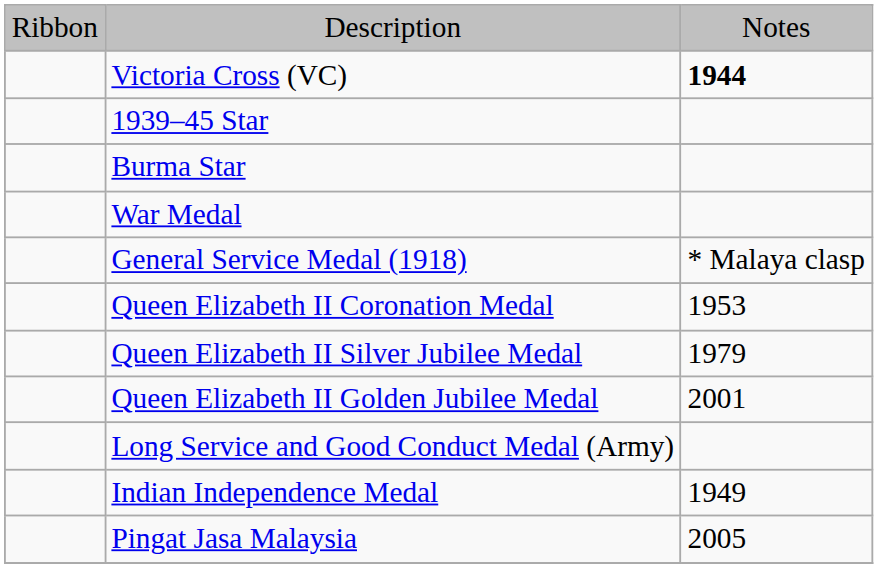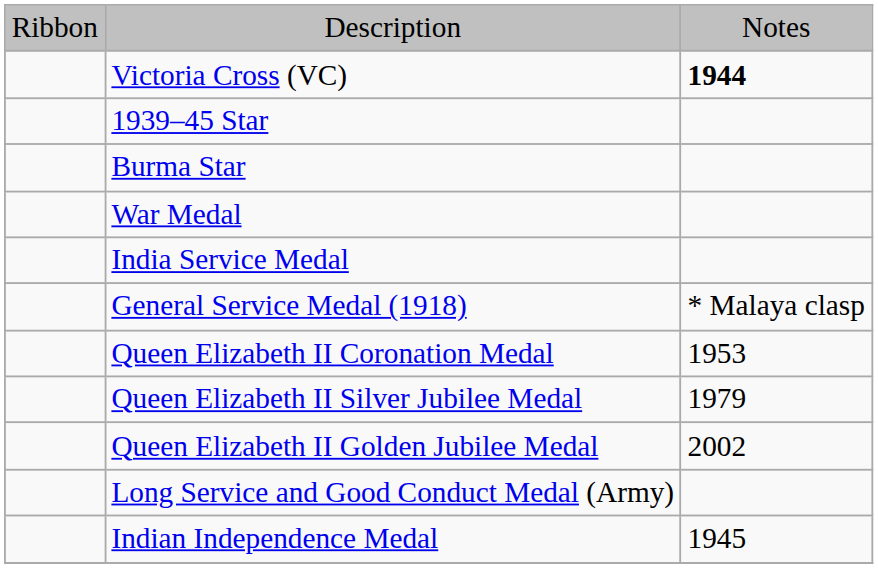+ row: (230, 259)
(717, 399) 2001 -> (717, 445) 2002
(717, 492) 1949 -> (717, 538) 1945
- row: (234, 538)
